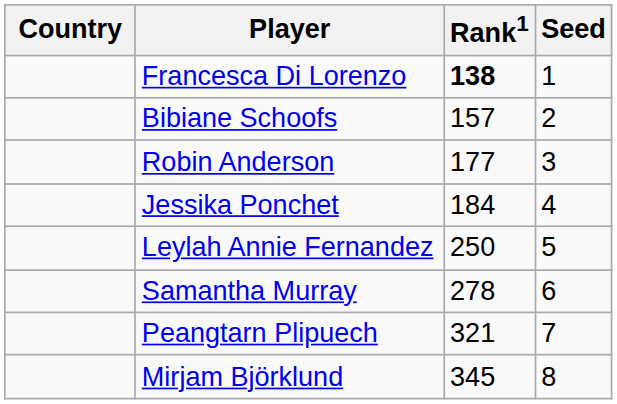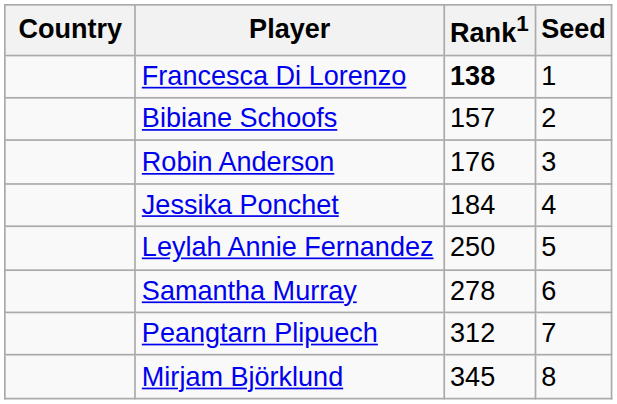(473, 161) 177 -> (473, 161) 176
(473, 333) 321 -> (473, 333) 312
